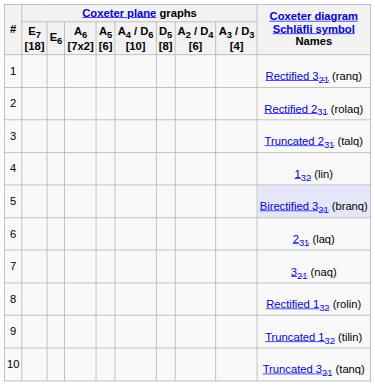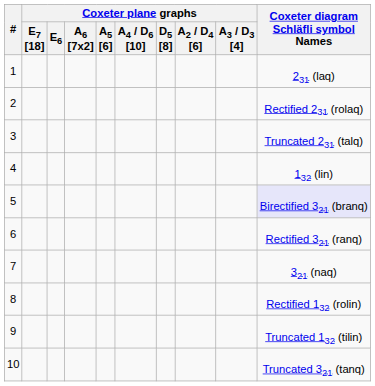(314, 77) Rectified 321 (ranq) -> (314, 77) 231 (laq)
(314, 240) 231 (laq) -> (314, 240) Rectified 321 (ranq)
